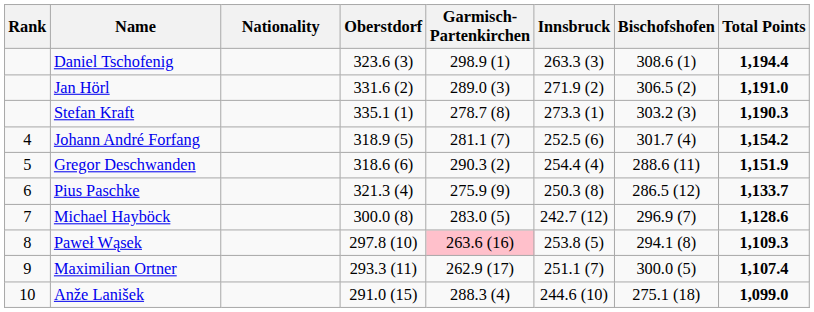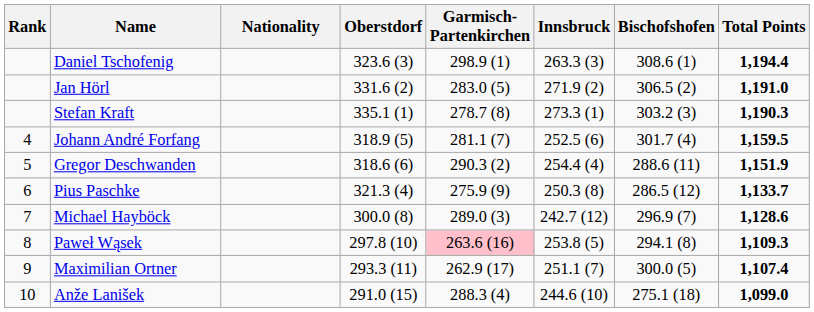(480, 87) 289.0 (3) -> (480, 87) 283.0 (5)
(764, 139) 1,154.2 -> (764, 139) 1,159.5
(480, 216) 283.0 (5) -> (480, 216) 289.0 (3)
